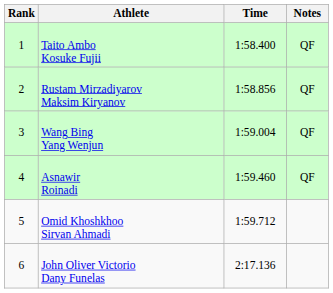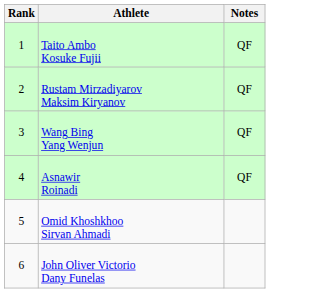- column: (255, 13)
